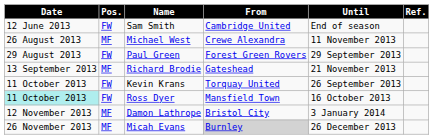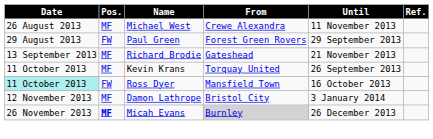- row: (151, 26)
(106, 84) FW -> (106, 69) MF
(106, 127) normal -> (106, 112) bold
